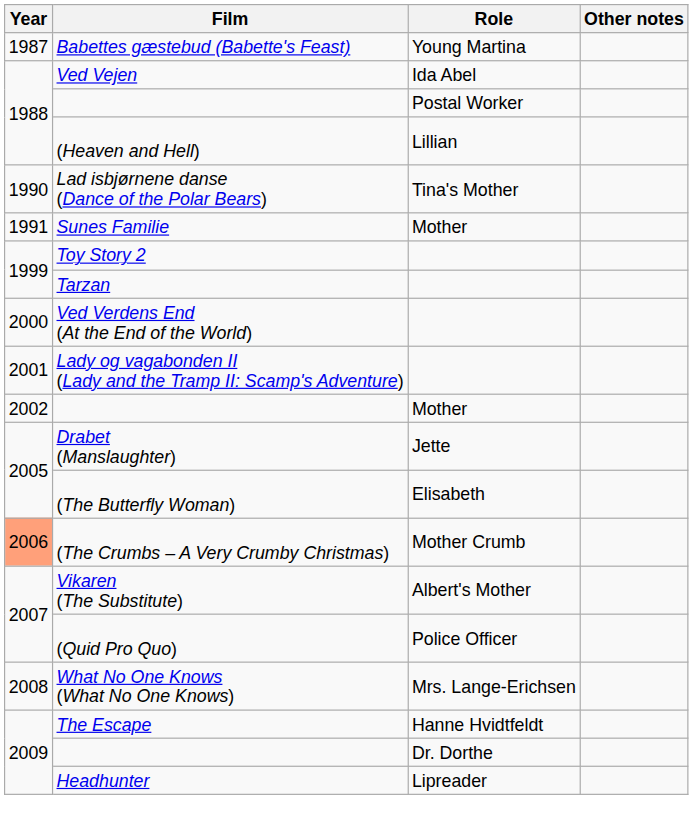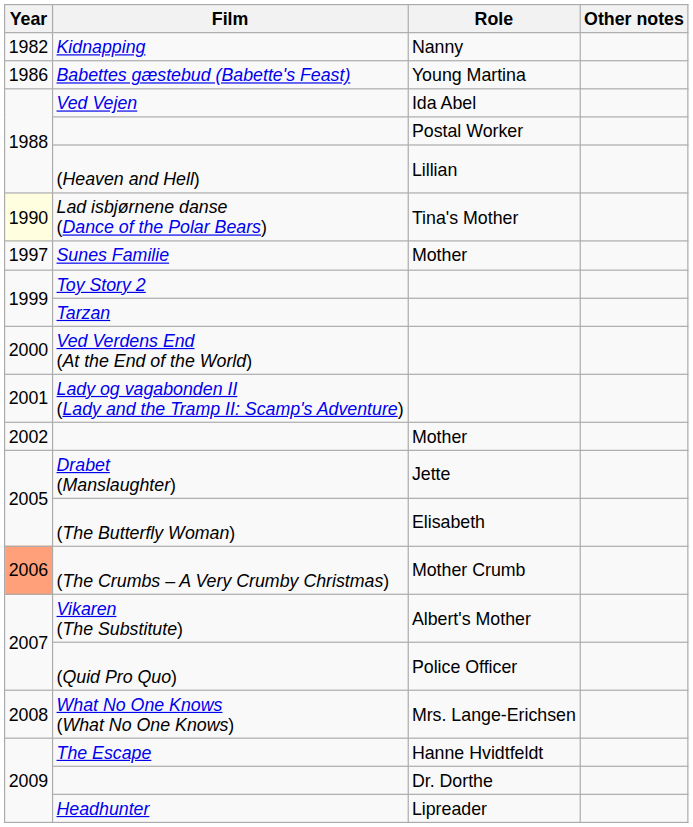+ row: (101, 47)
(28, 47) 1987 -> (28, 75) 1986
(28, 189) no background -> (28, 218) lightyellow background
(28, 228) 1991 -> (28, 256) 1997
